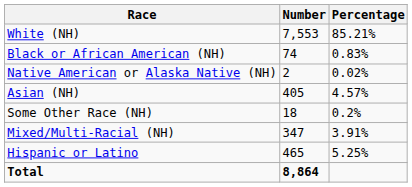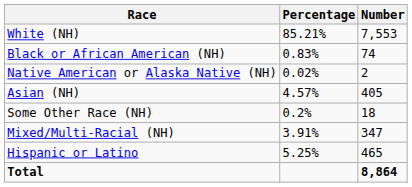columns swapped: (304, 14) <-> (368, 14)
